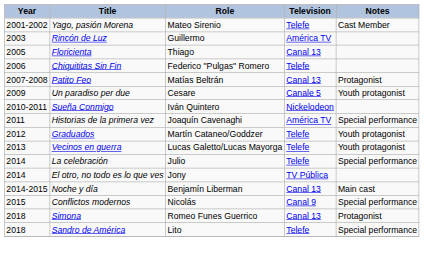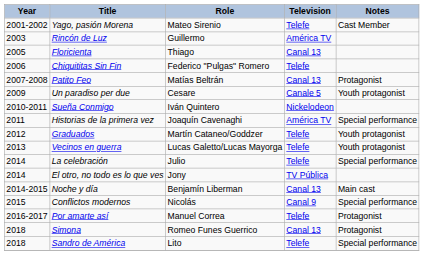+ row: (80, 216)
